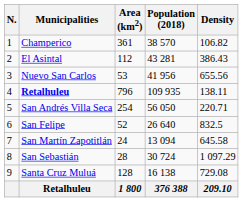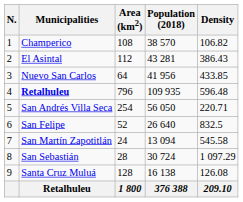(125, 43) 361 -> (125, 43) 108
(122, 75) 53 -> (122, 75) 64
(214, 75) 655.56 -> (214, 75) 433.85
(214, 91) 138.11 -> (214, 91) 596.48
(214, 140) 645.58 -> (214, 140) 545.58
(214, 173) 729.08 -> (214, 173) 126.08
